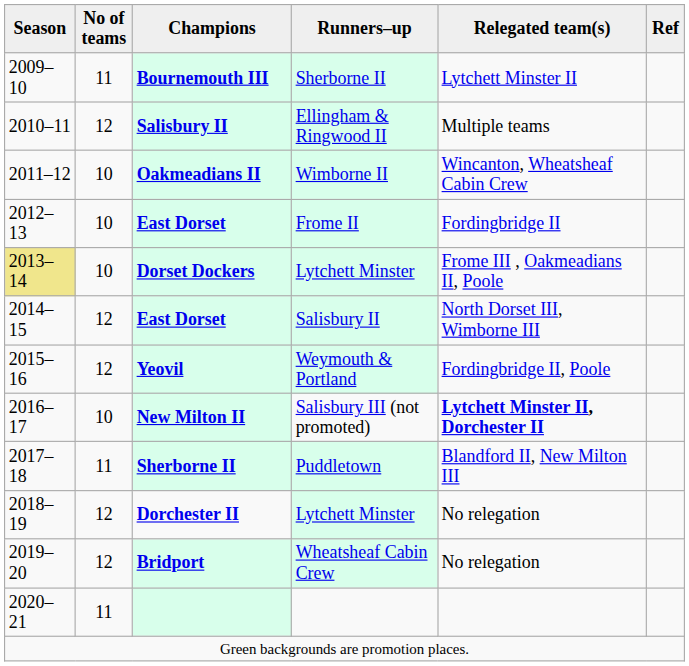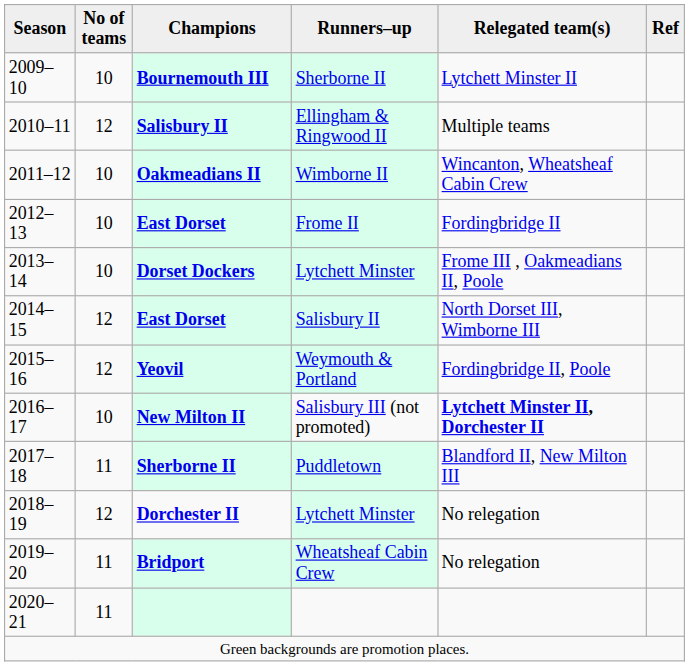(104, 77) 11 -> (104, 77) 10
(31, 271) khaki background -> (31, 271) no background
(104, 563) 12 -> (104, 563) 11
